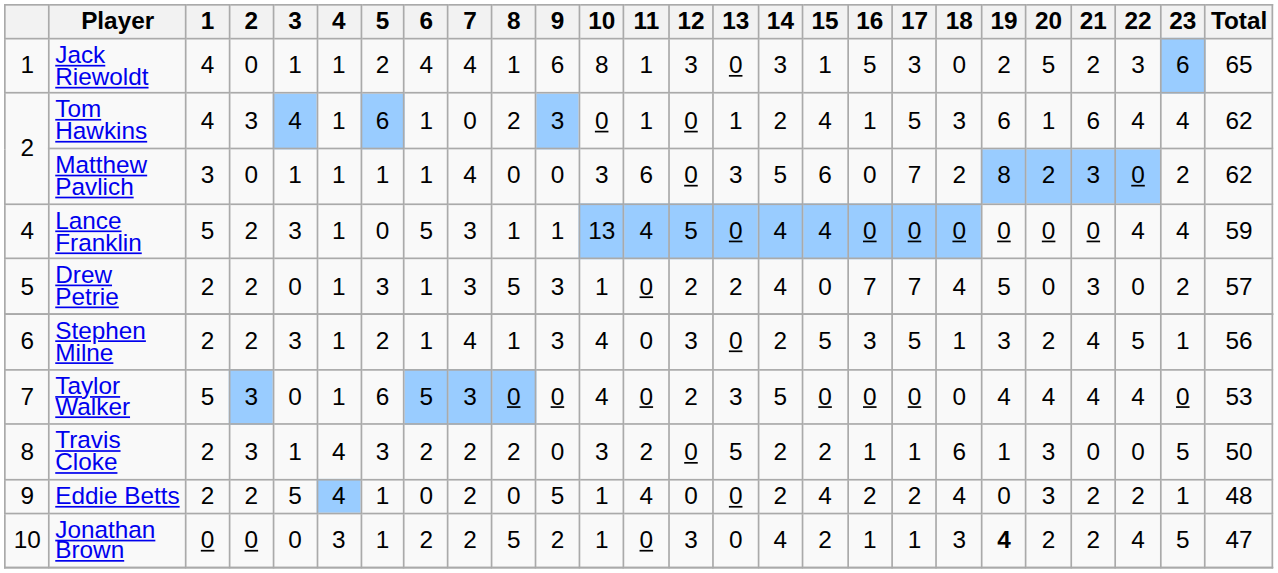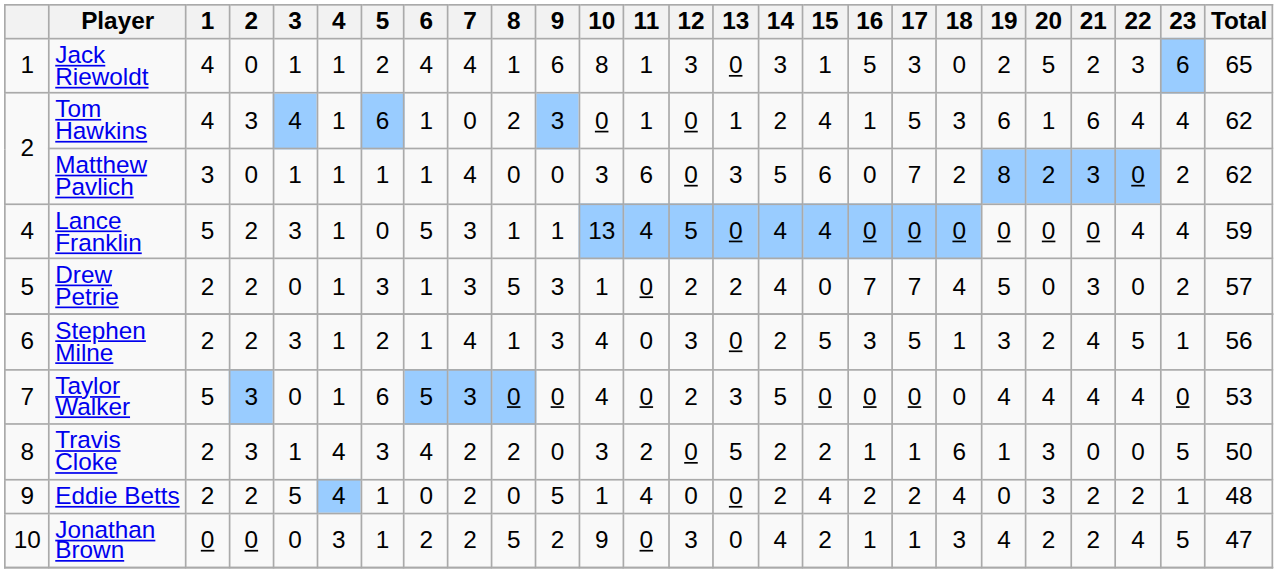(426, 452) 2 -> (426, 452) 4
(602, 540) 1 -> (602, 540) 9
(1004, 540) bold -> (1004, 540) normal
